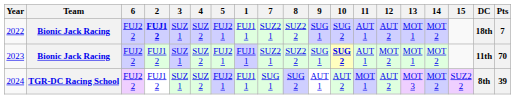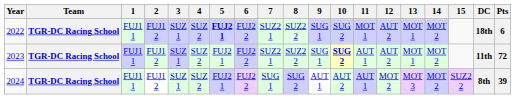columns swapped: (246, 11) <-> (133, 11)
(74, 31) Bionic Jack Racing -> (74, 31) TGR-DC Racing School
(157, 31) bold -> (156, 31) normal
(223, 31) normal -> (222, 31) bold
(365, 31) AUT 1 -> (365, 31) MOT 1
(503, 31) 7 -> (503, 31) 6
(74, 56) Bionic Jack Racing -> (74, 56) TGR-DC Racing School
(389, 56) MOT 2 -> (389, 56) AUT 2
(503, 56) 70 -> (503, 56) 72
(365, 81) MOT 1 -> (365, 81) AUT 1
(389, 81) AUT 2 -> (389, 81) MOT 2
